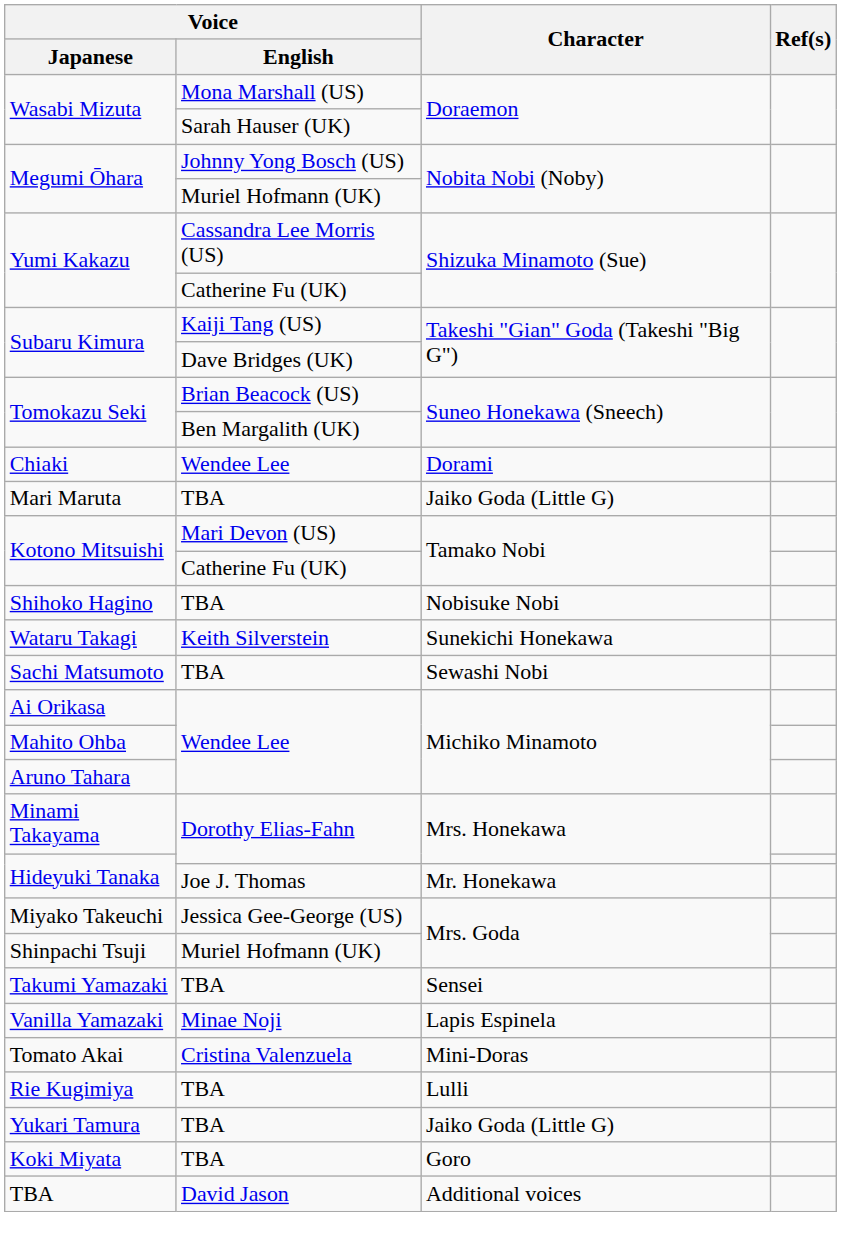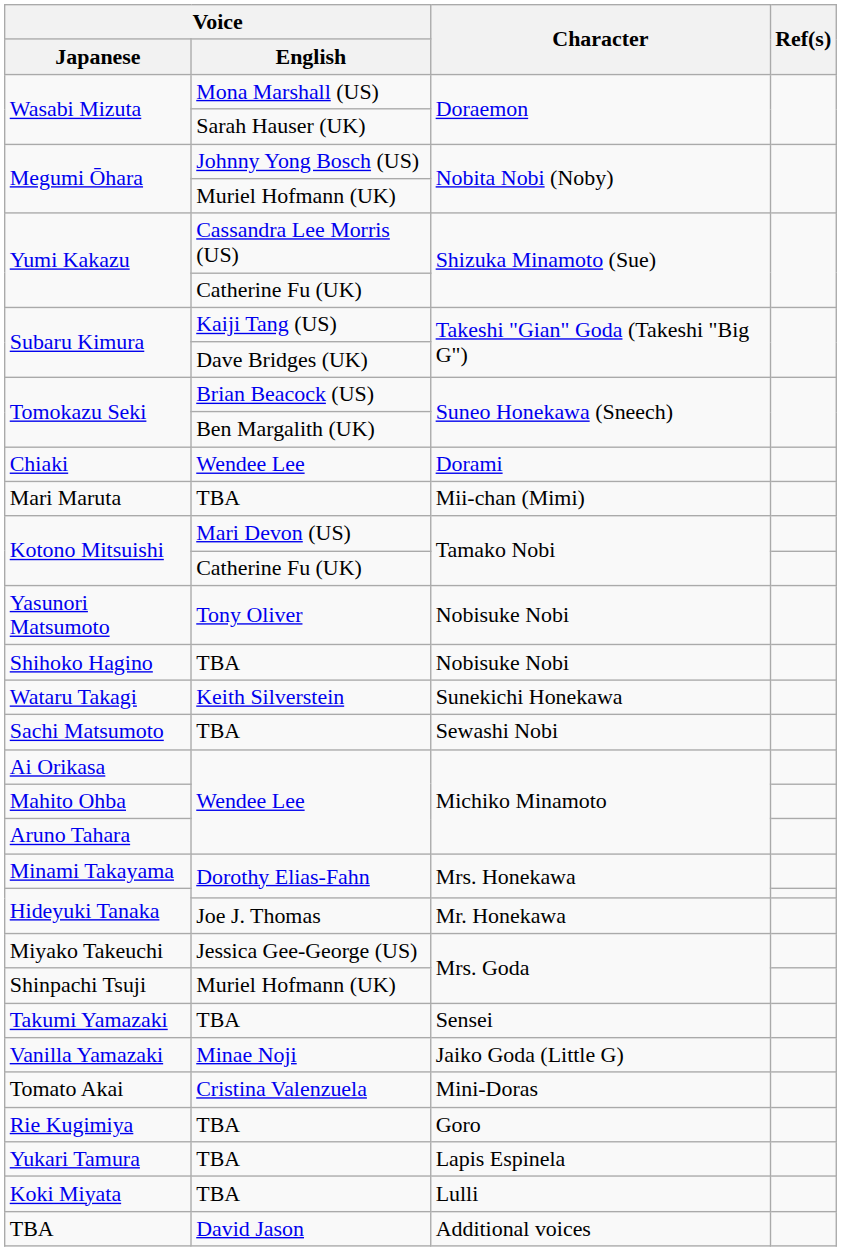(520, 498) Jaiko Goda (Little G) -> (510, 498) Mii-chan (Mimi)
+ row: (60, 615)
(491, 1019) Lapis Espinela -> (530, 1054) Jaiko Goda (Little G)
(447, 1089) Lulli -> (458, 1124) Goro
(520, 1124) Jaiko Goda (Little G) -> (500, 1158) Lapis Espinela
(449, 1158) Goro -> (457, 1193) Lulli
